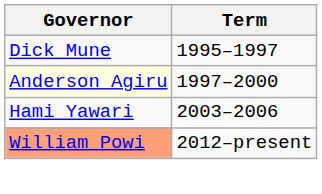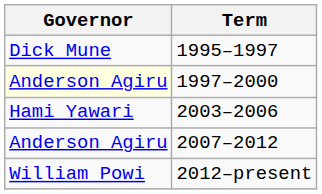+ row: (227, 143)
(77, 143) lightsalmon background -> (77, 174) no background
